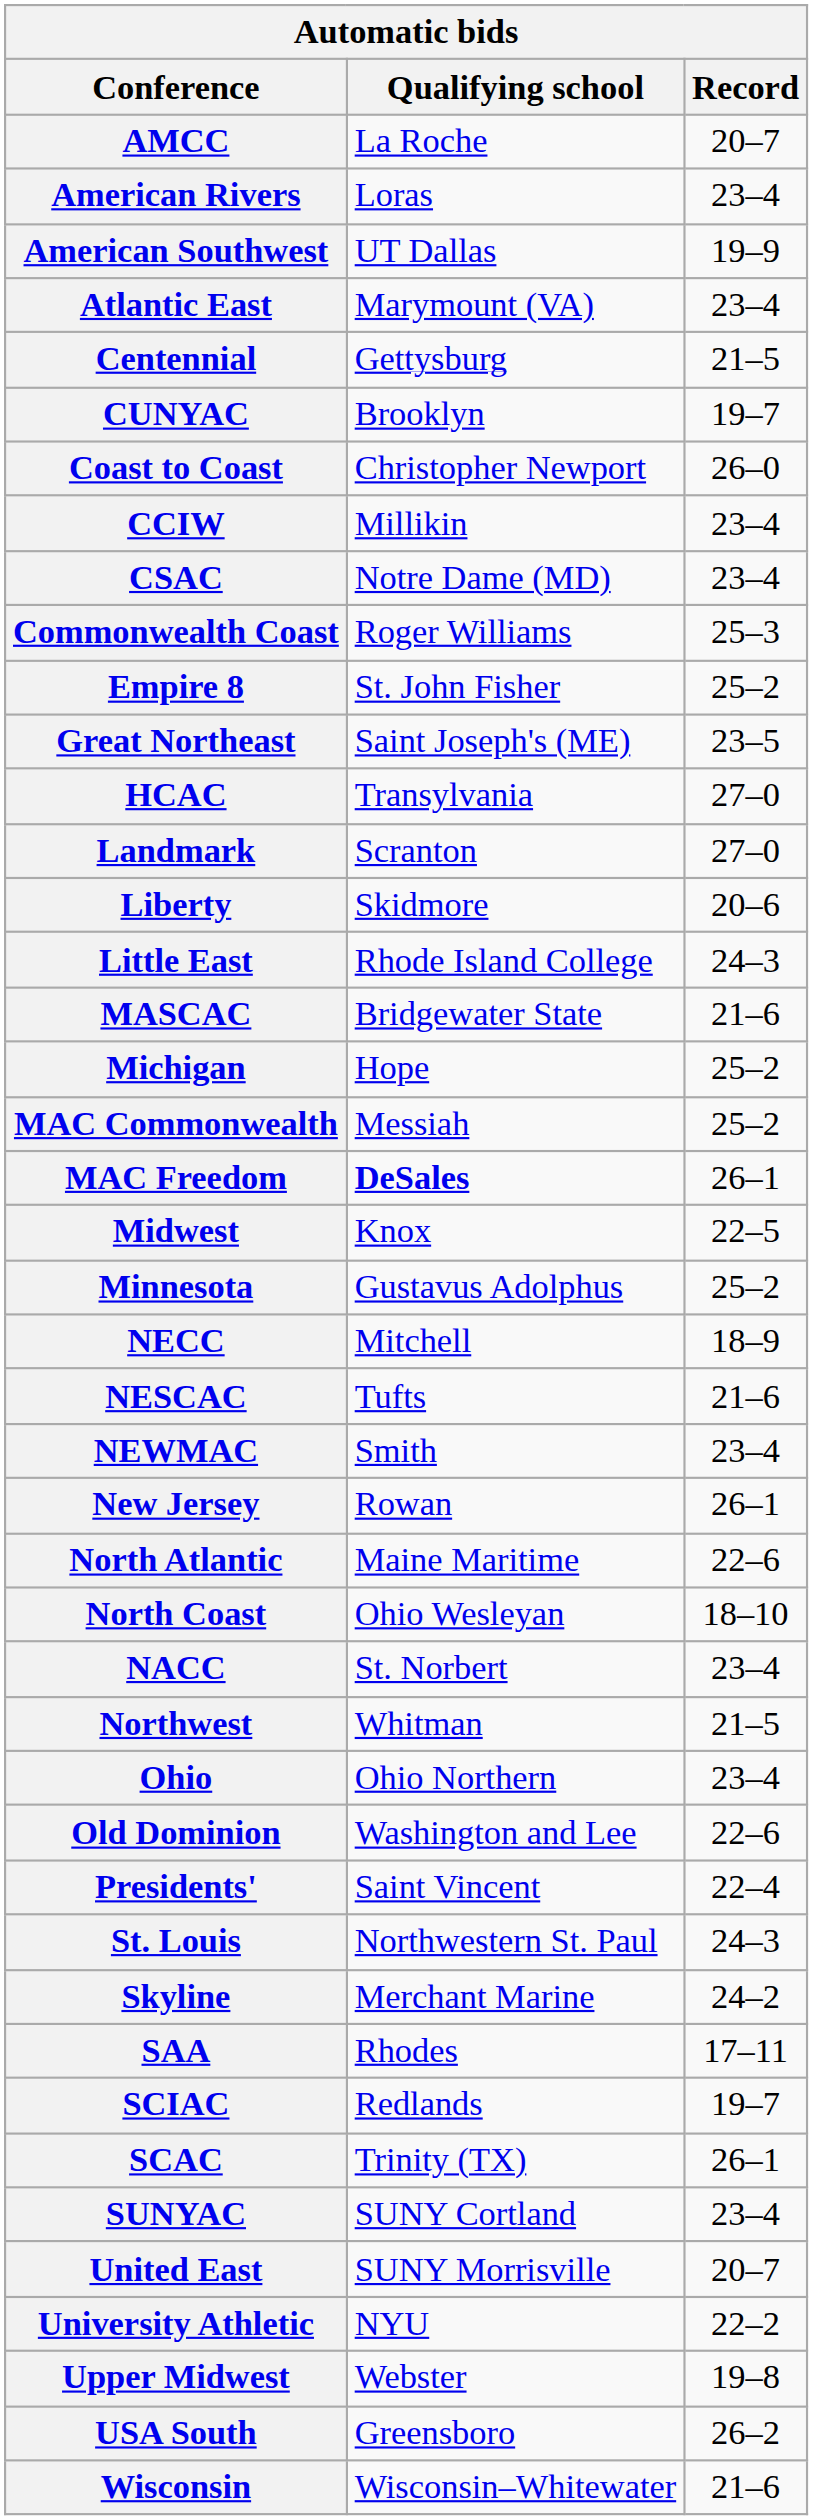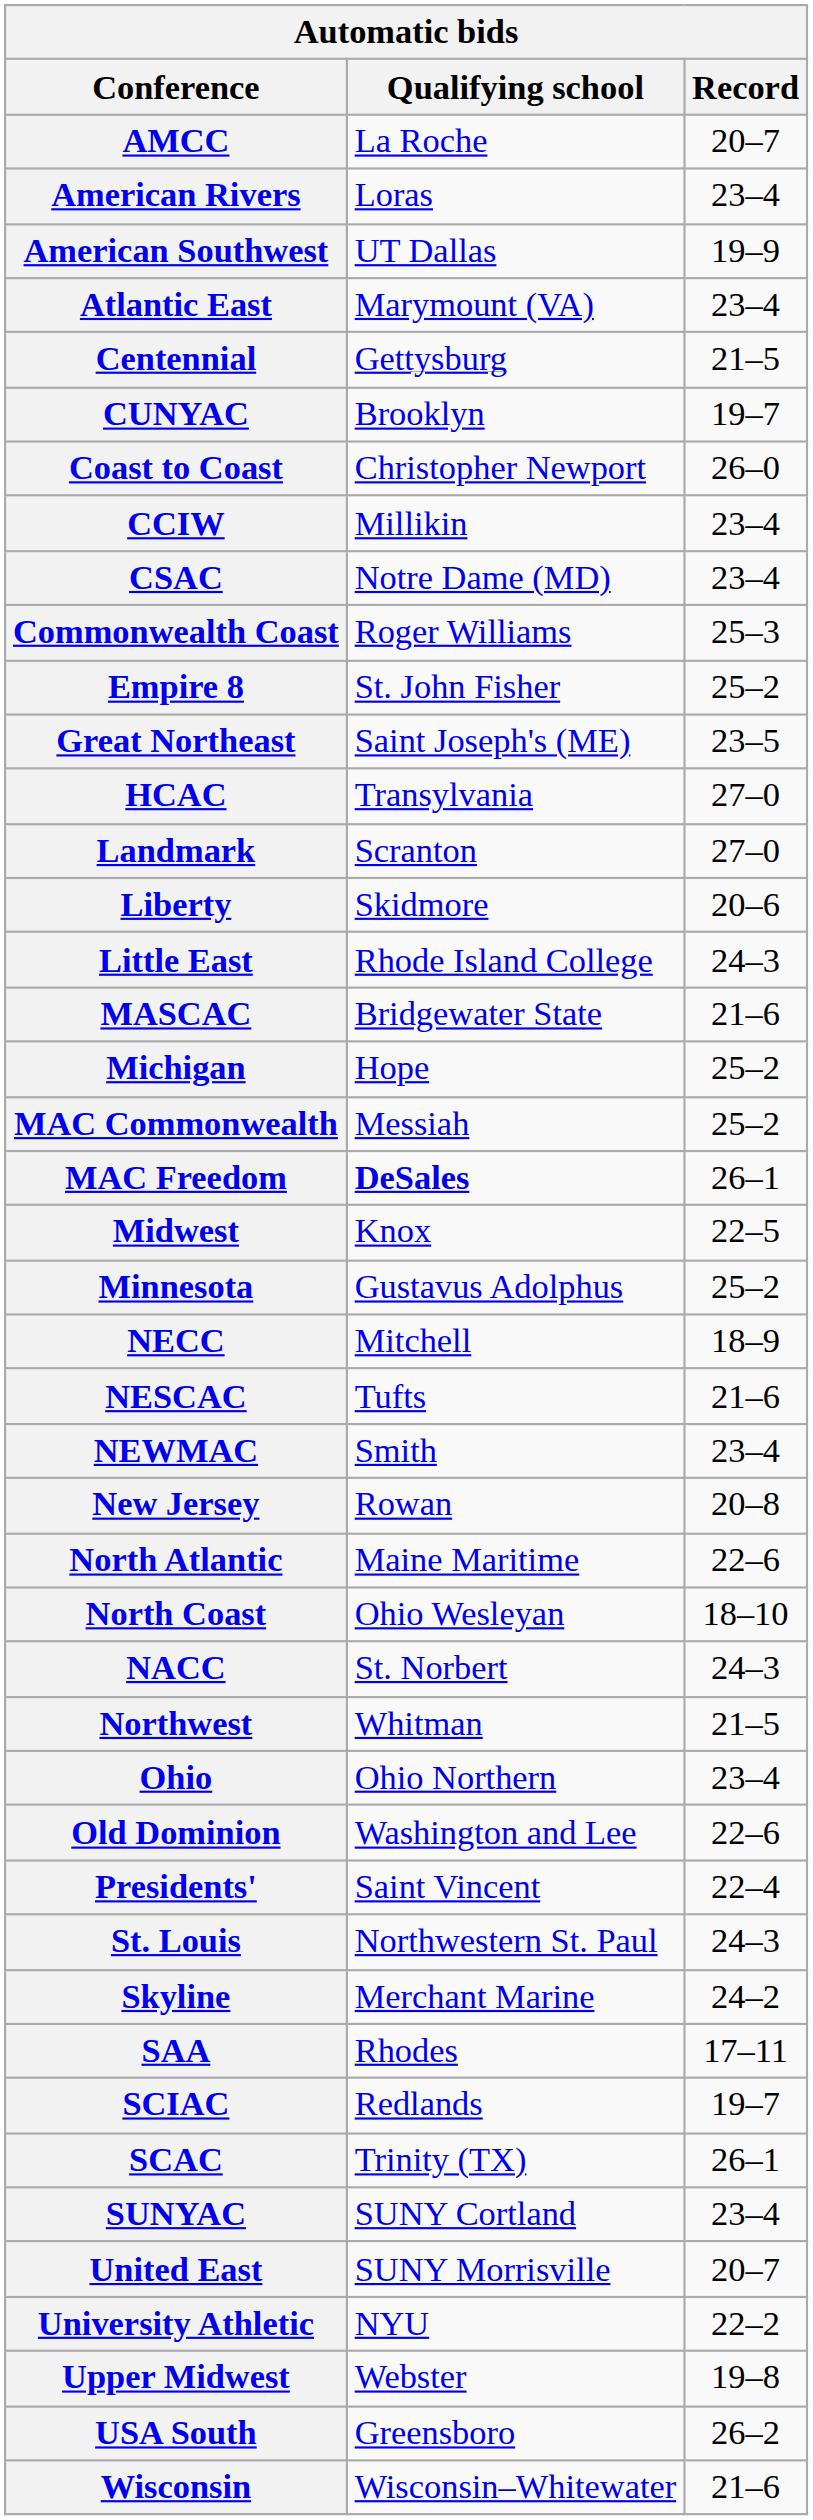(746, 1504) 26–1 -> (746, 1504) 20–8
(746, 1668) 23–4 -> (746, 1668) 24–3
